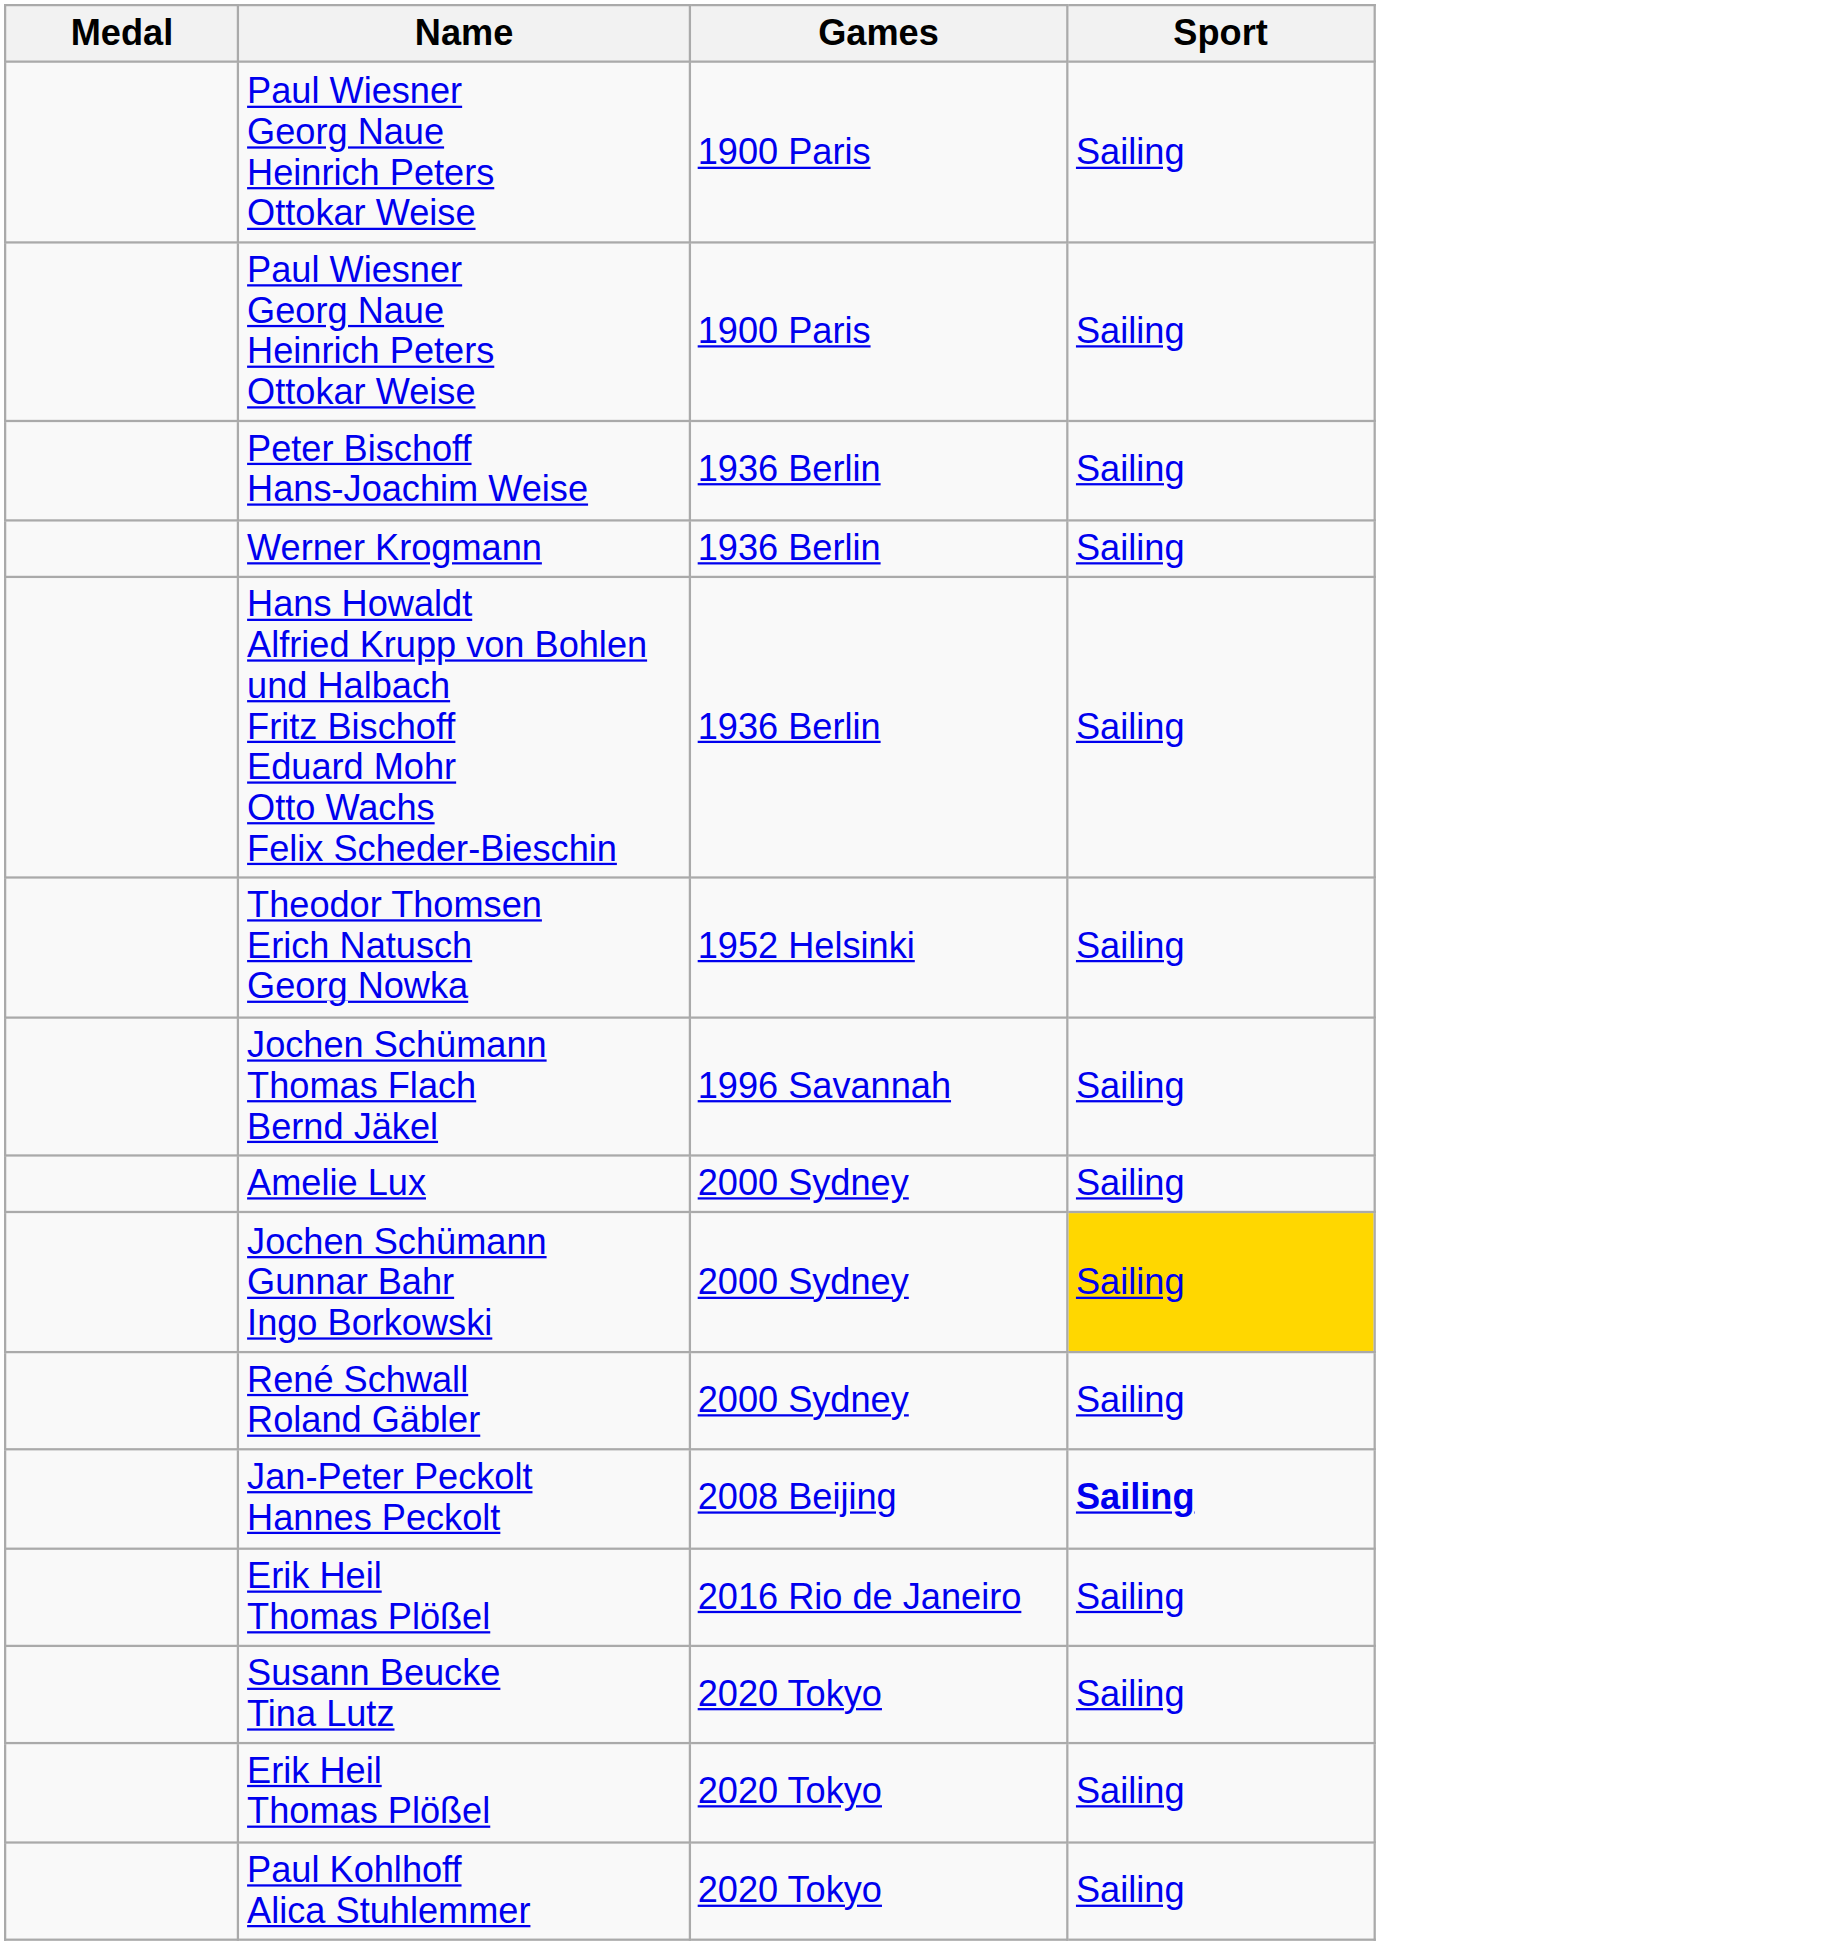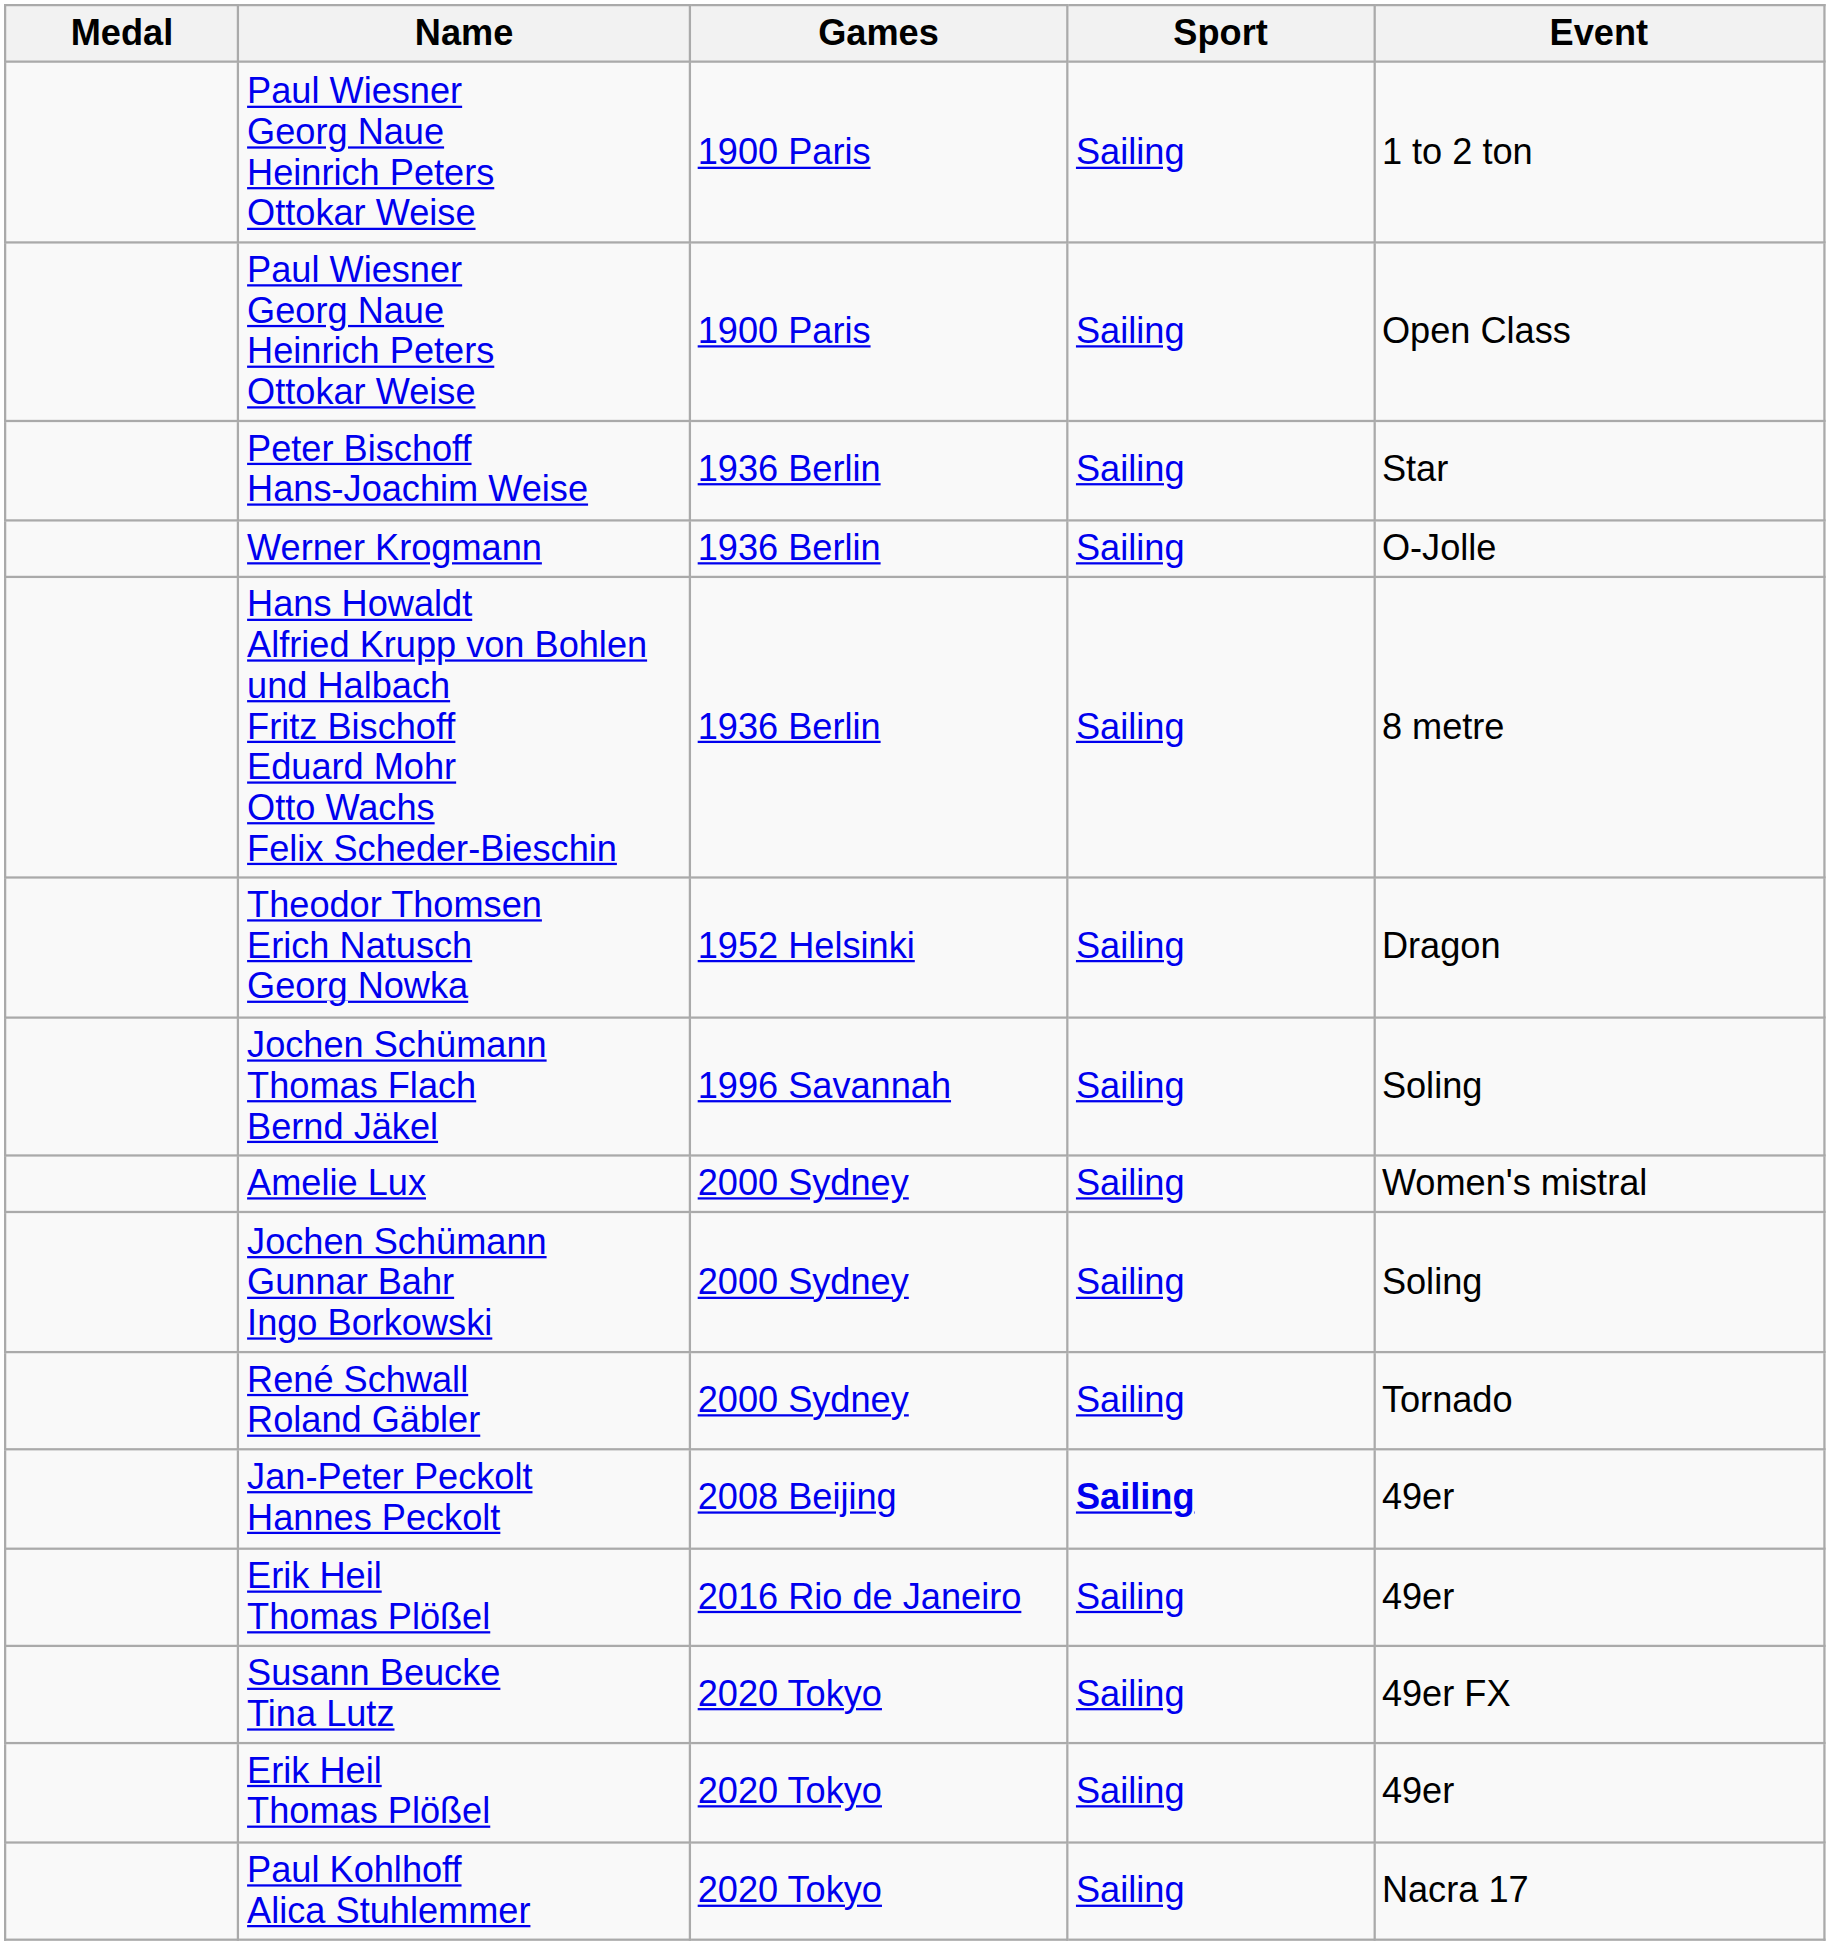+ column: (1599, 33)
(1130, 1281) gold background -> (1130, 1281) no background
